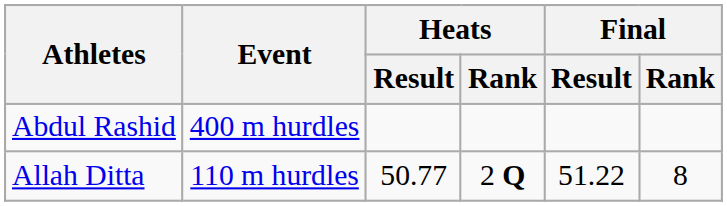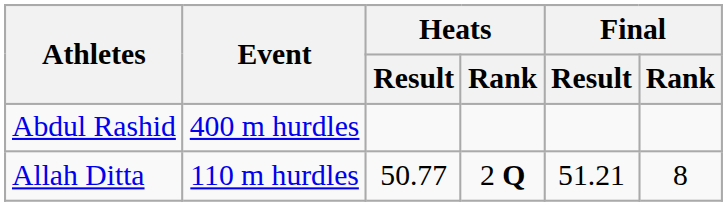(591, 176) 51.22 -> (591, 176) 51.21
